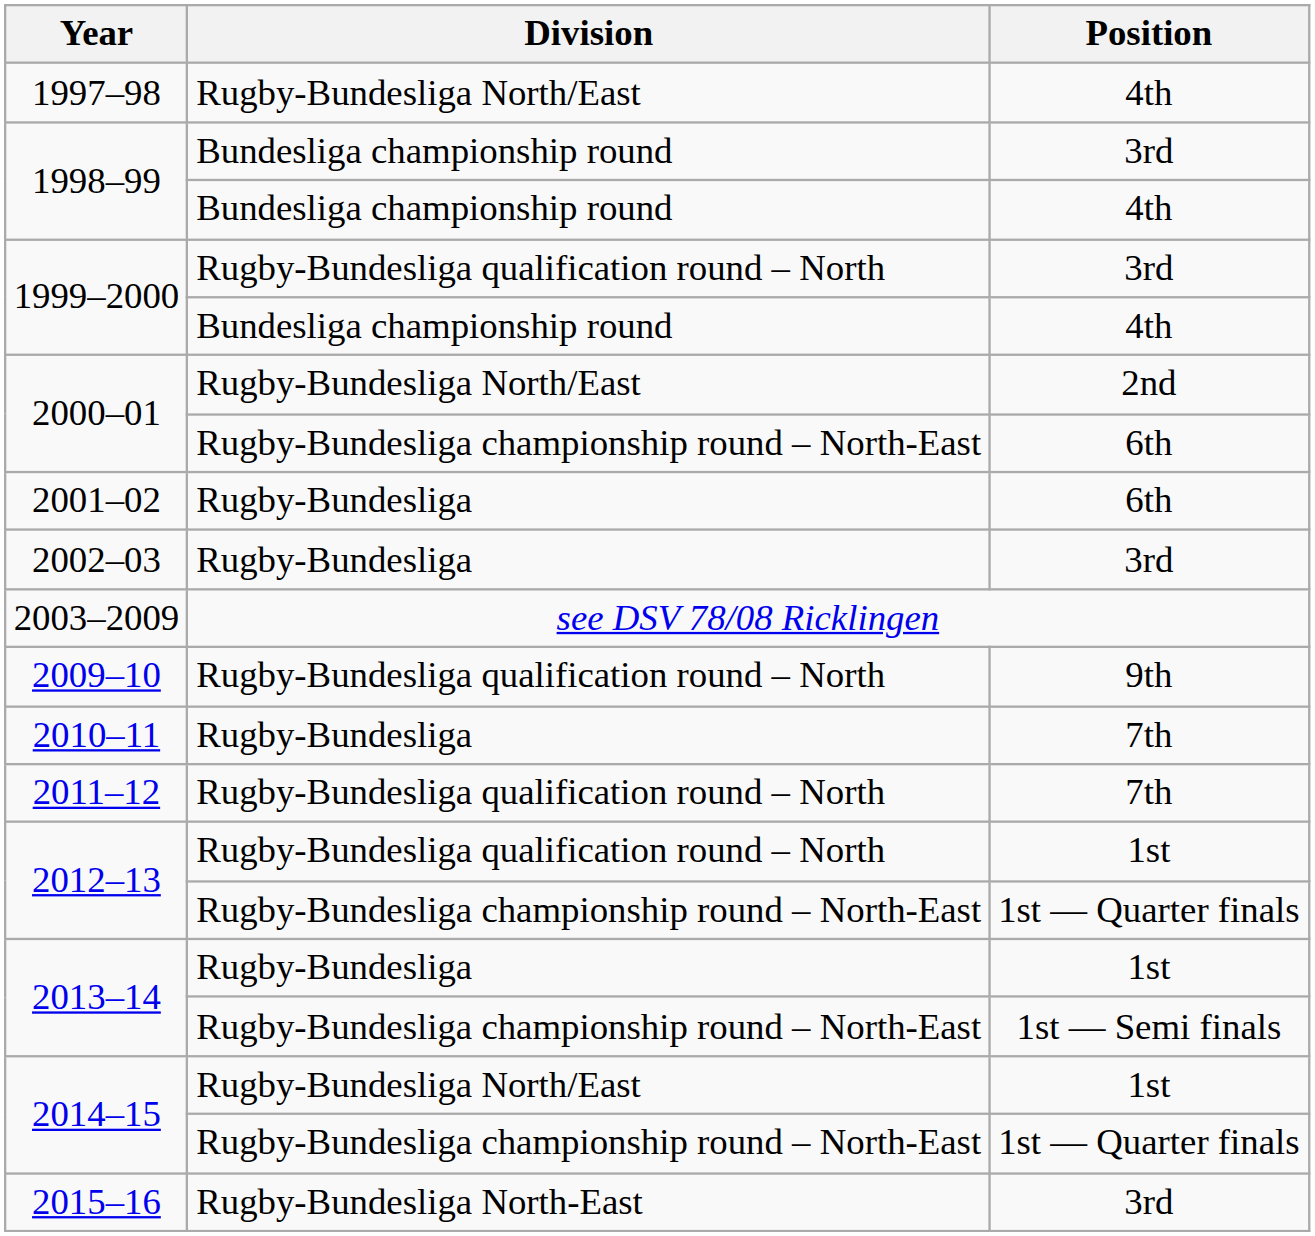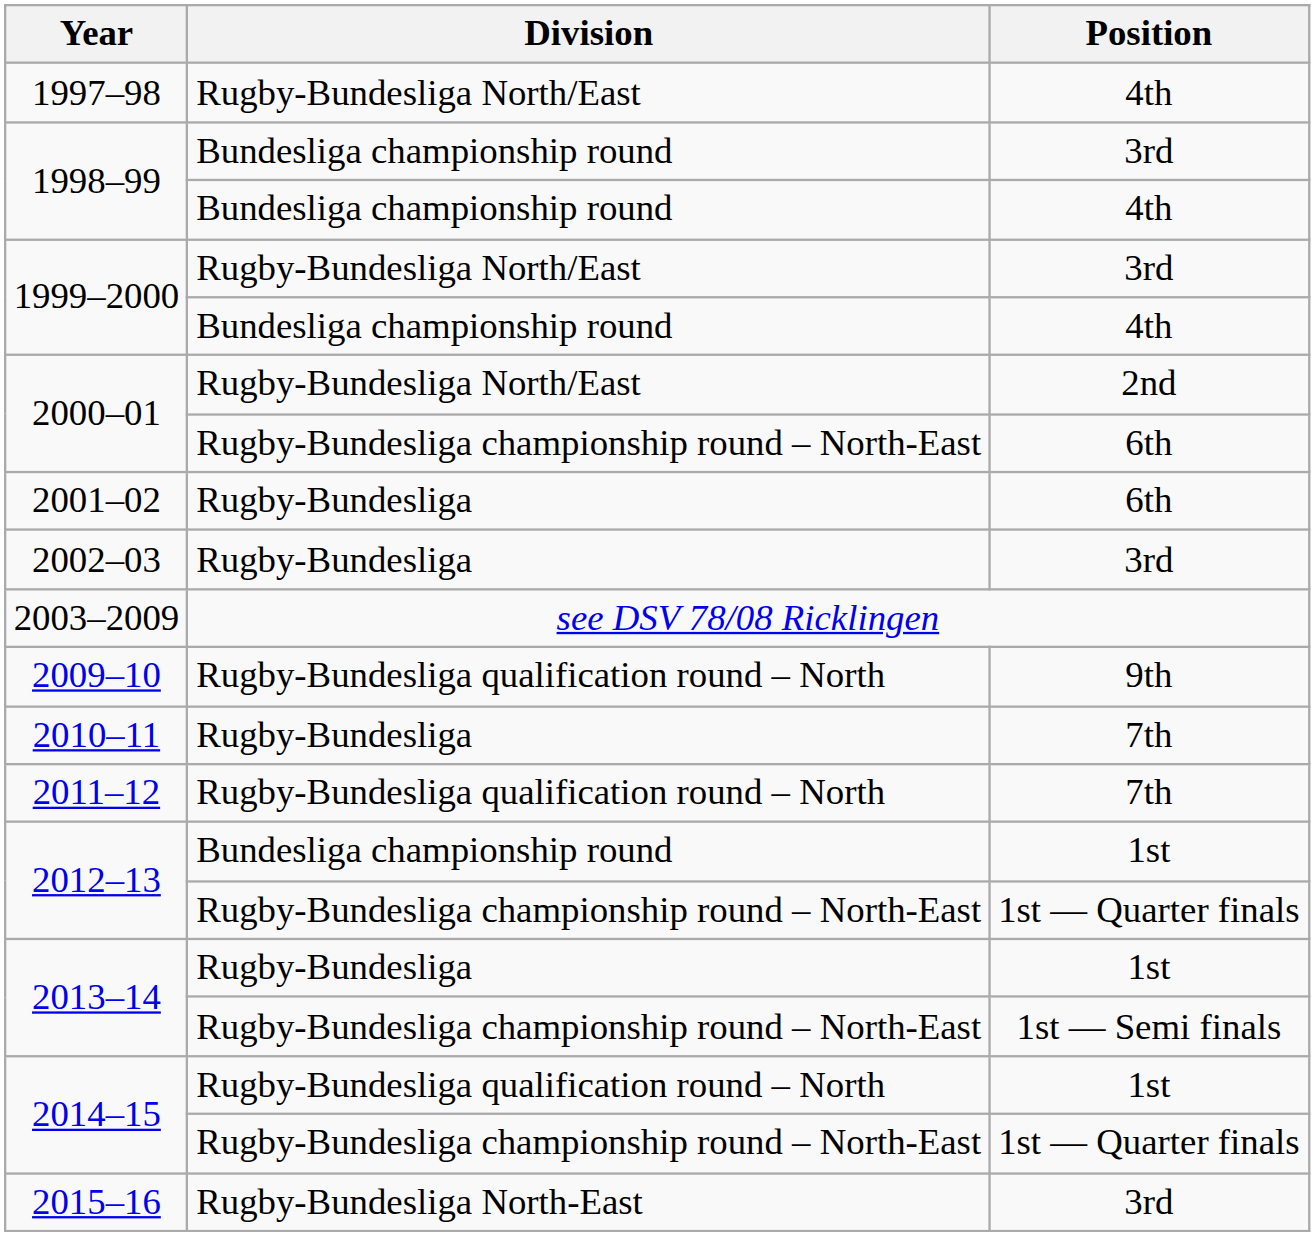(541, 267) Rugby-Bundesliga qualification round – North -> (419, 267) Rugby-Bundesliga North/East
(541, 850) Rugby-Bundesliga qualification round – North -> (434, 850) Bundesliga championship round
(419, 1084) Rugby-Bundesliga North/East -> (541, 1084) Rugby-Bundesliga qualification round – North
